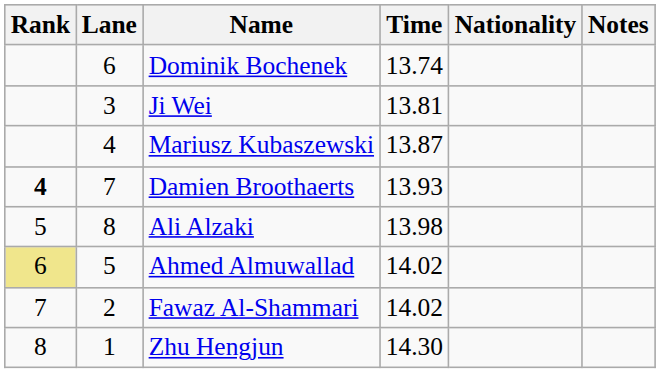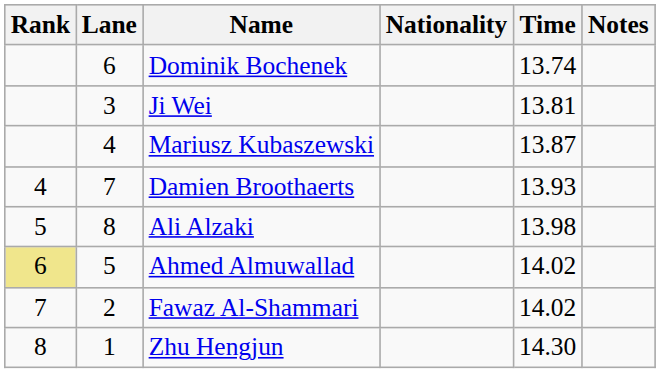columns swapped: (515, 24) <-> (414, 24)
(40, 186) bold -> (40, 186) normal
